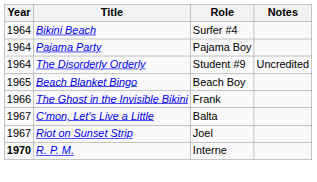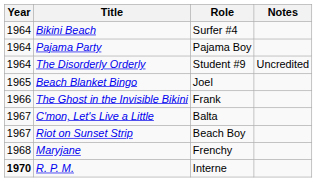(219, 82) Beach Boy -> (203, 82) Joel
(203, 133) Joel -> (219, 133) Beach Boy
+ row: (58, 151)
